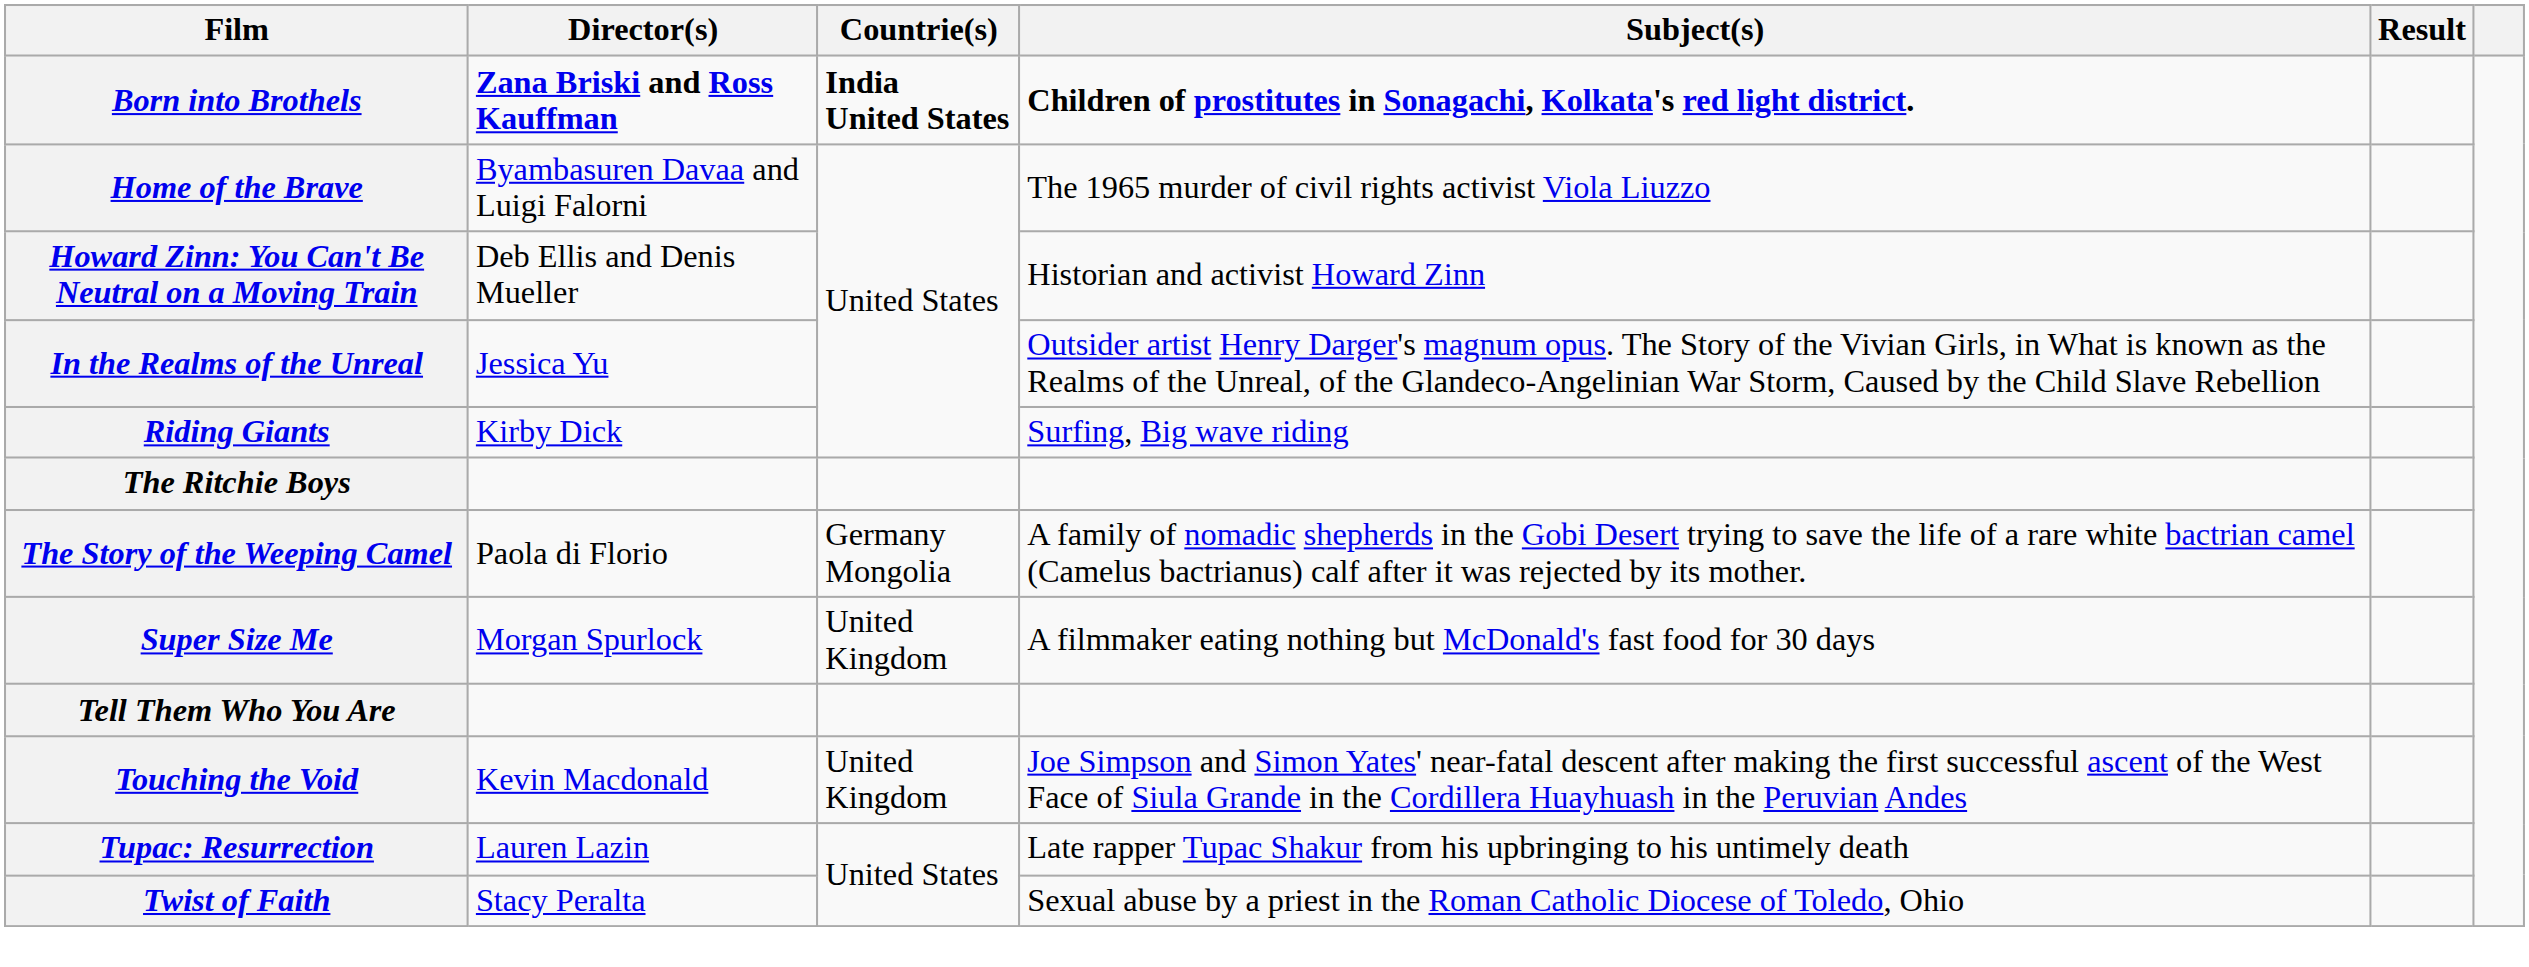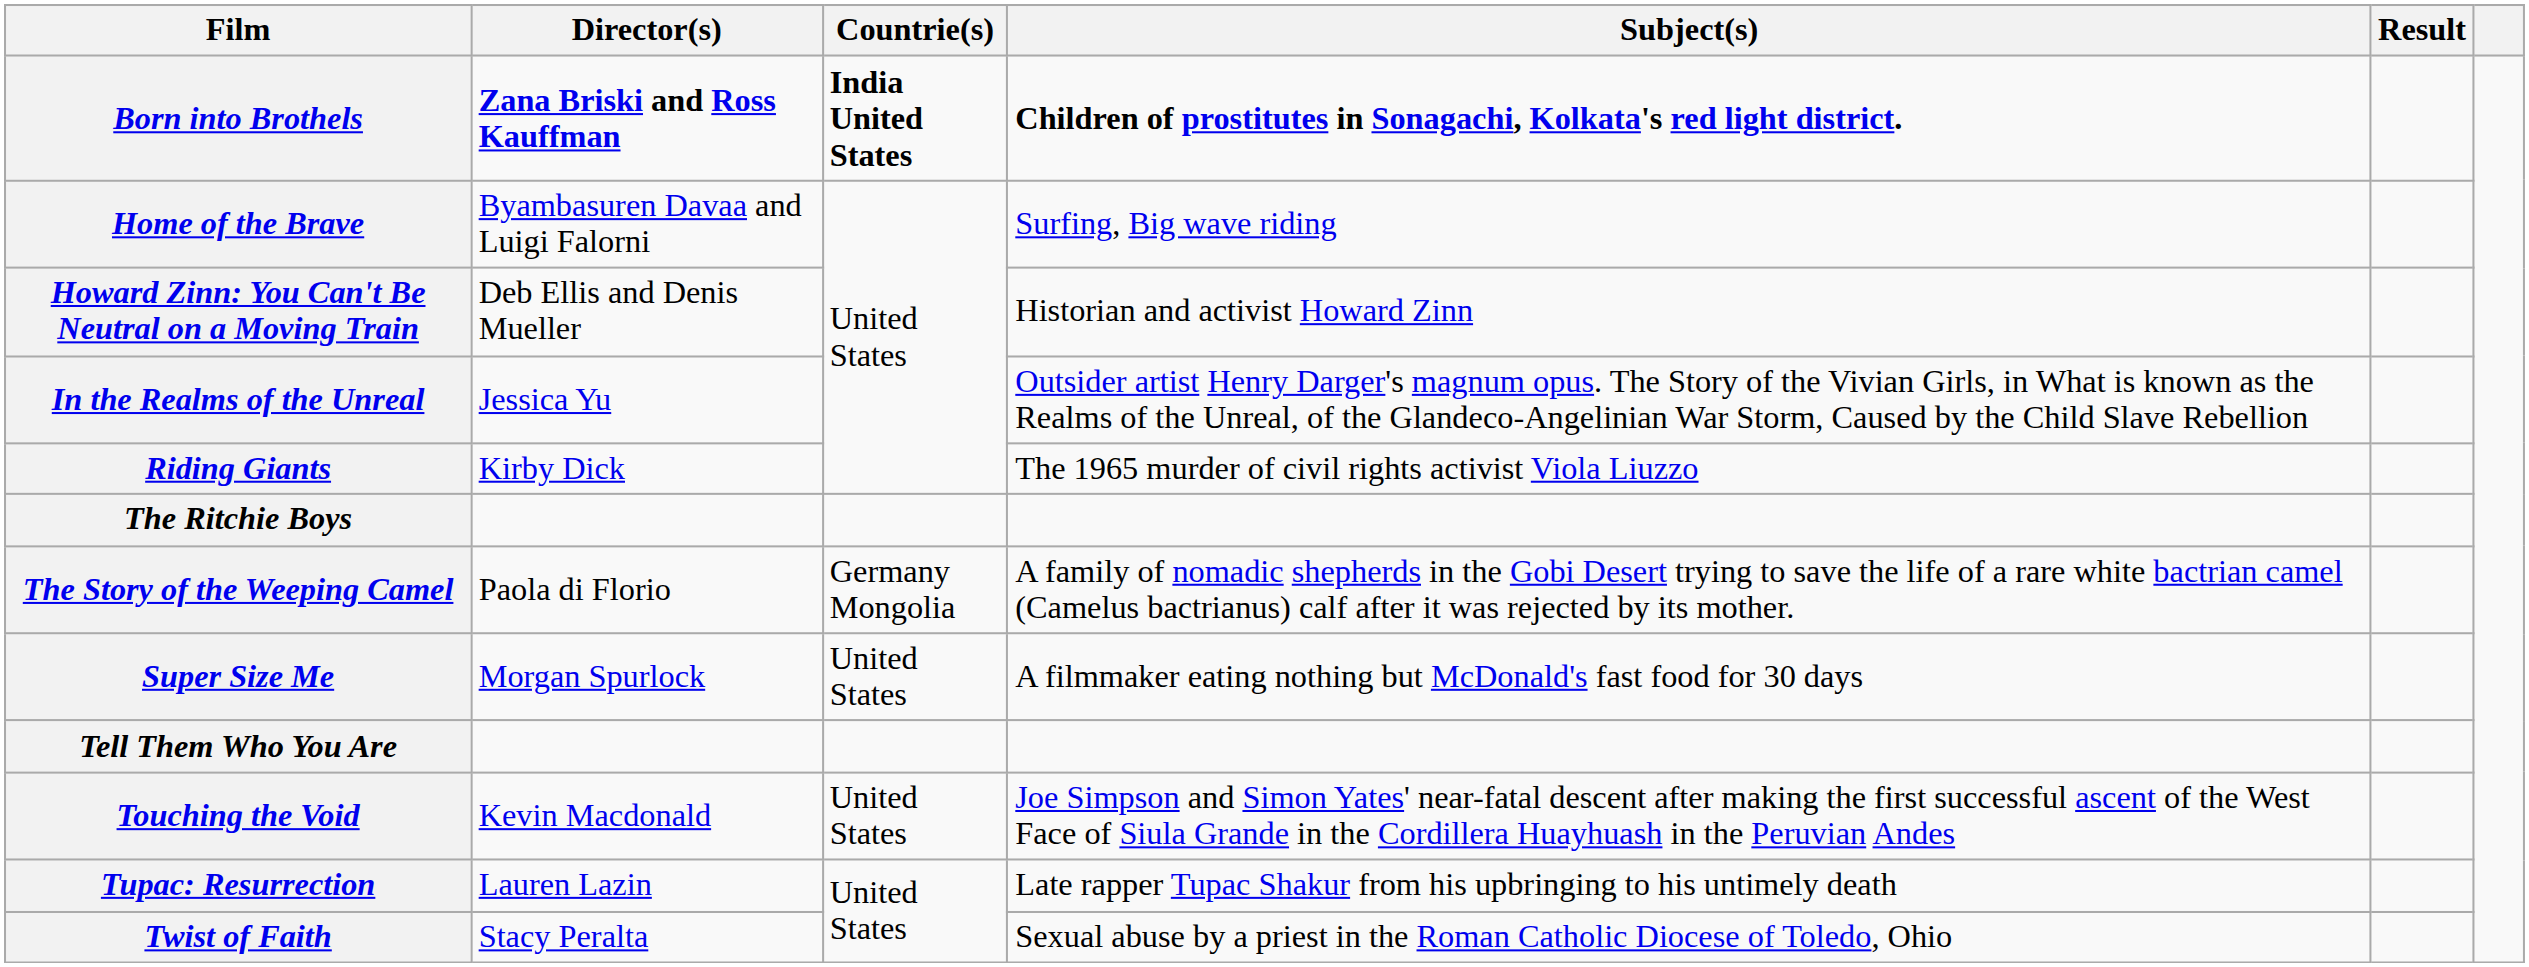(1369, 187) The 1965 murder of civil rights activist Viola Liuzzo -> (1176, 223) Surfing, Big wave riding
(1188, 431) Surfing, Big wave riding -> (1357, 468) The 1965 murder of civil rights activist Viola Liuzzo
(886, 640) United Kingdom -> (874, 676) United States
(886, 779) United Kingdom -> (874, 815) United States
